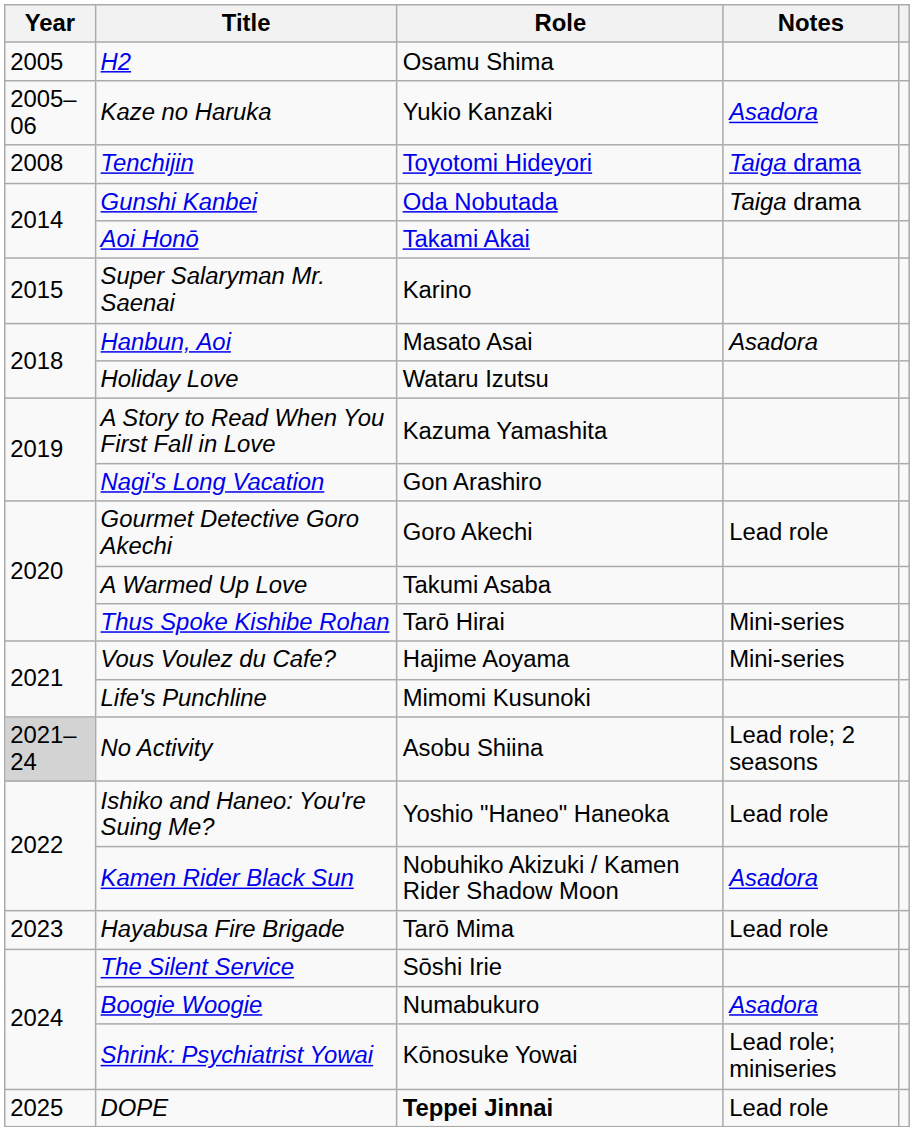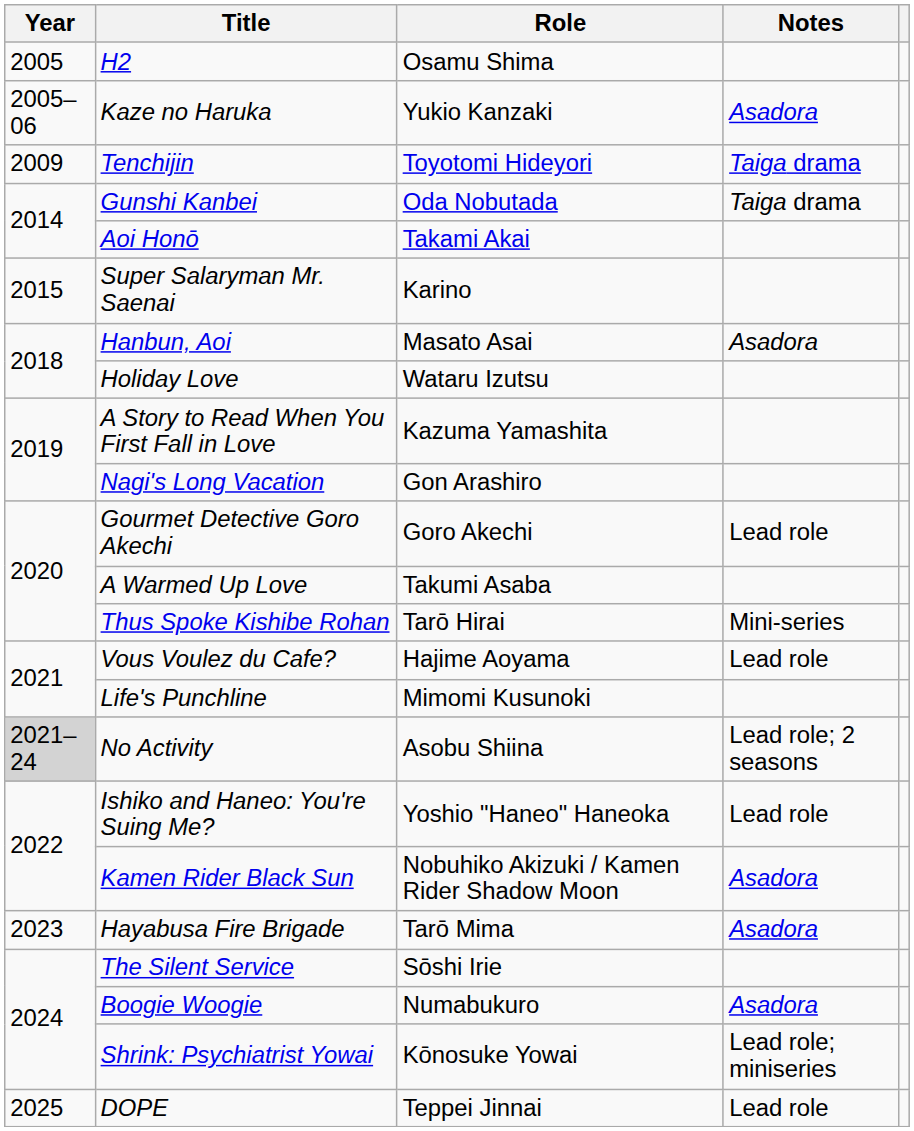(37, 163) 2008 -> (37, 163) 2009
(787, 660) Mini-series -> (779, 660) Lead role
(779, 929) Lead role -> (774, 929) Asadora
(478, 1107) bold -> (472, 1107) normal
